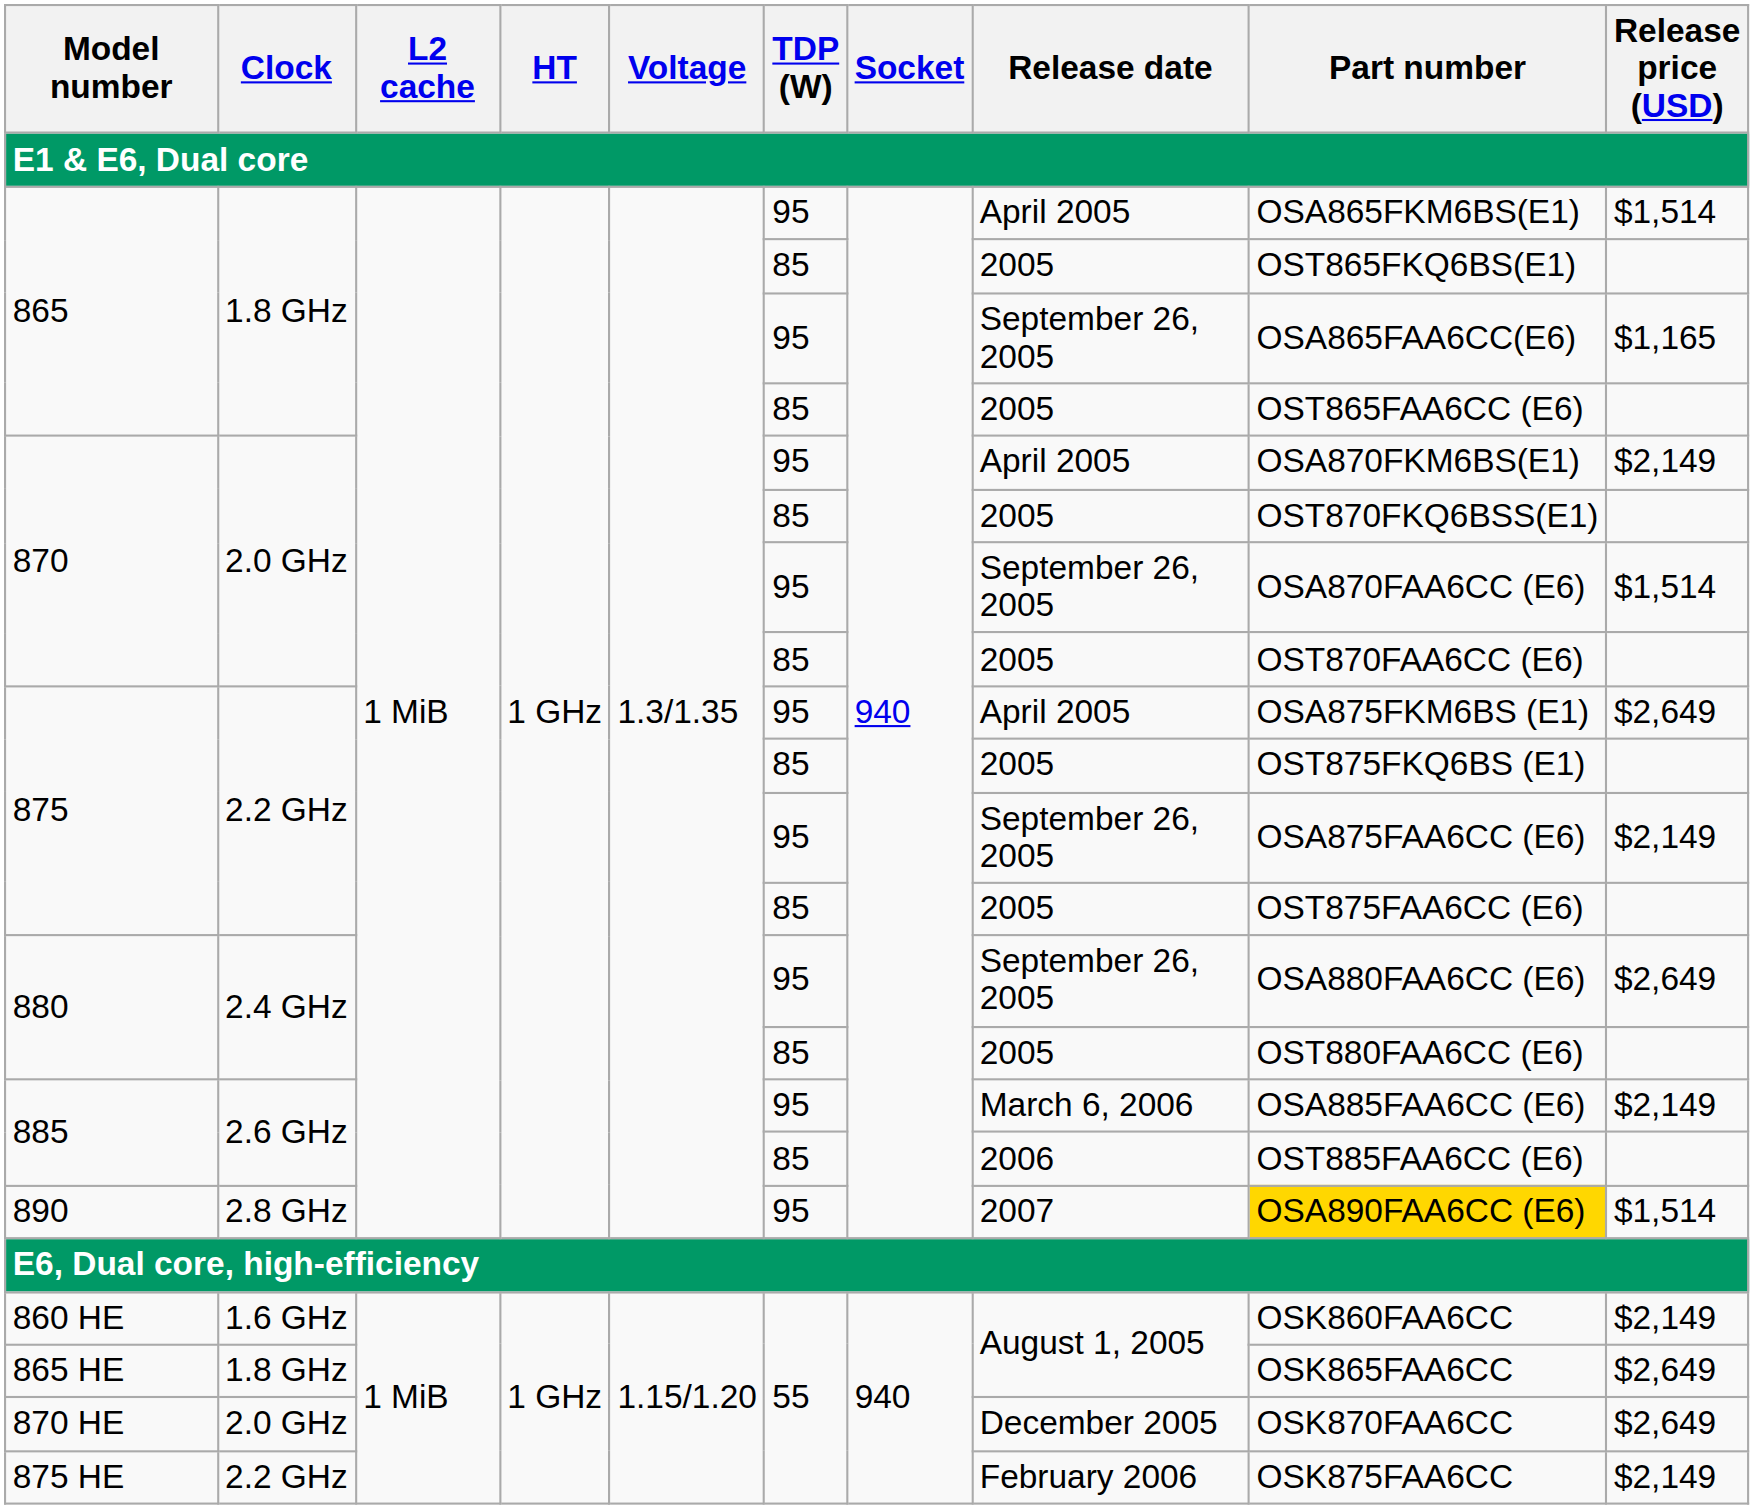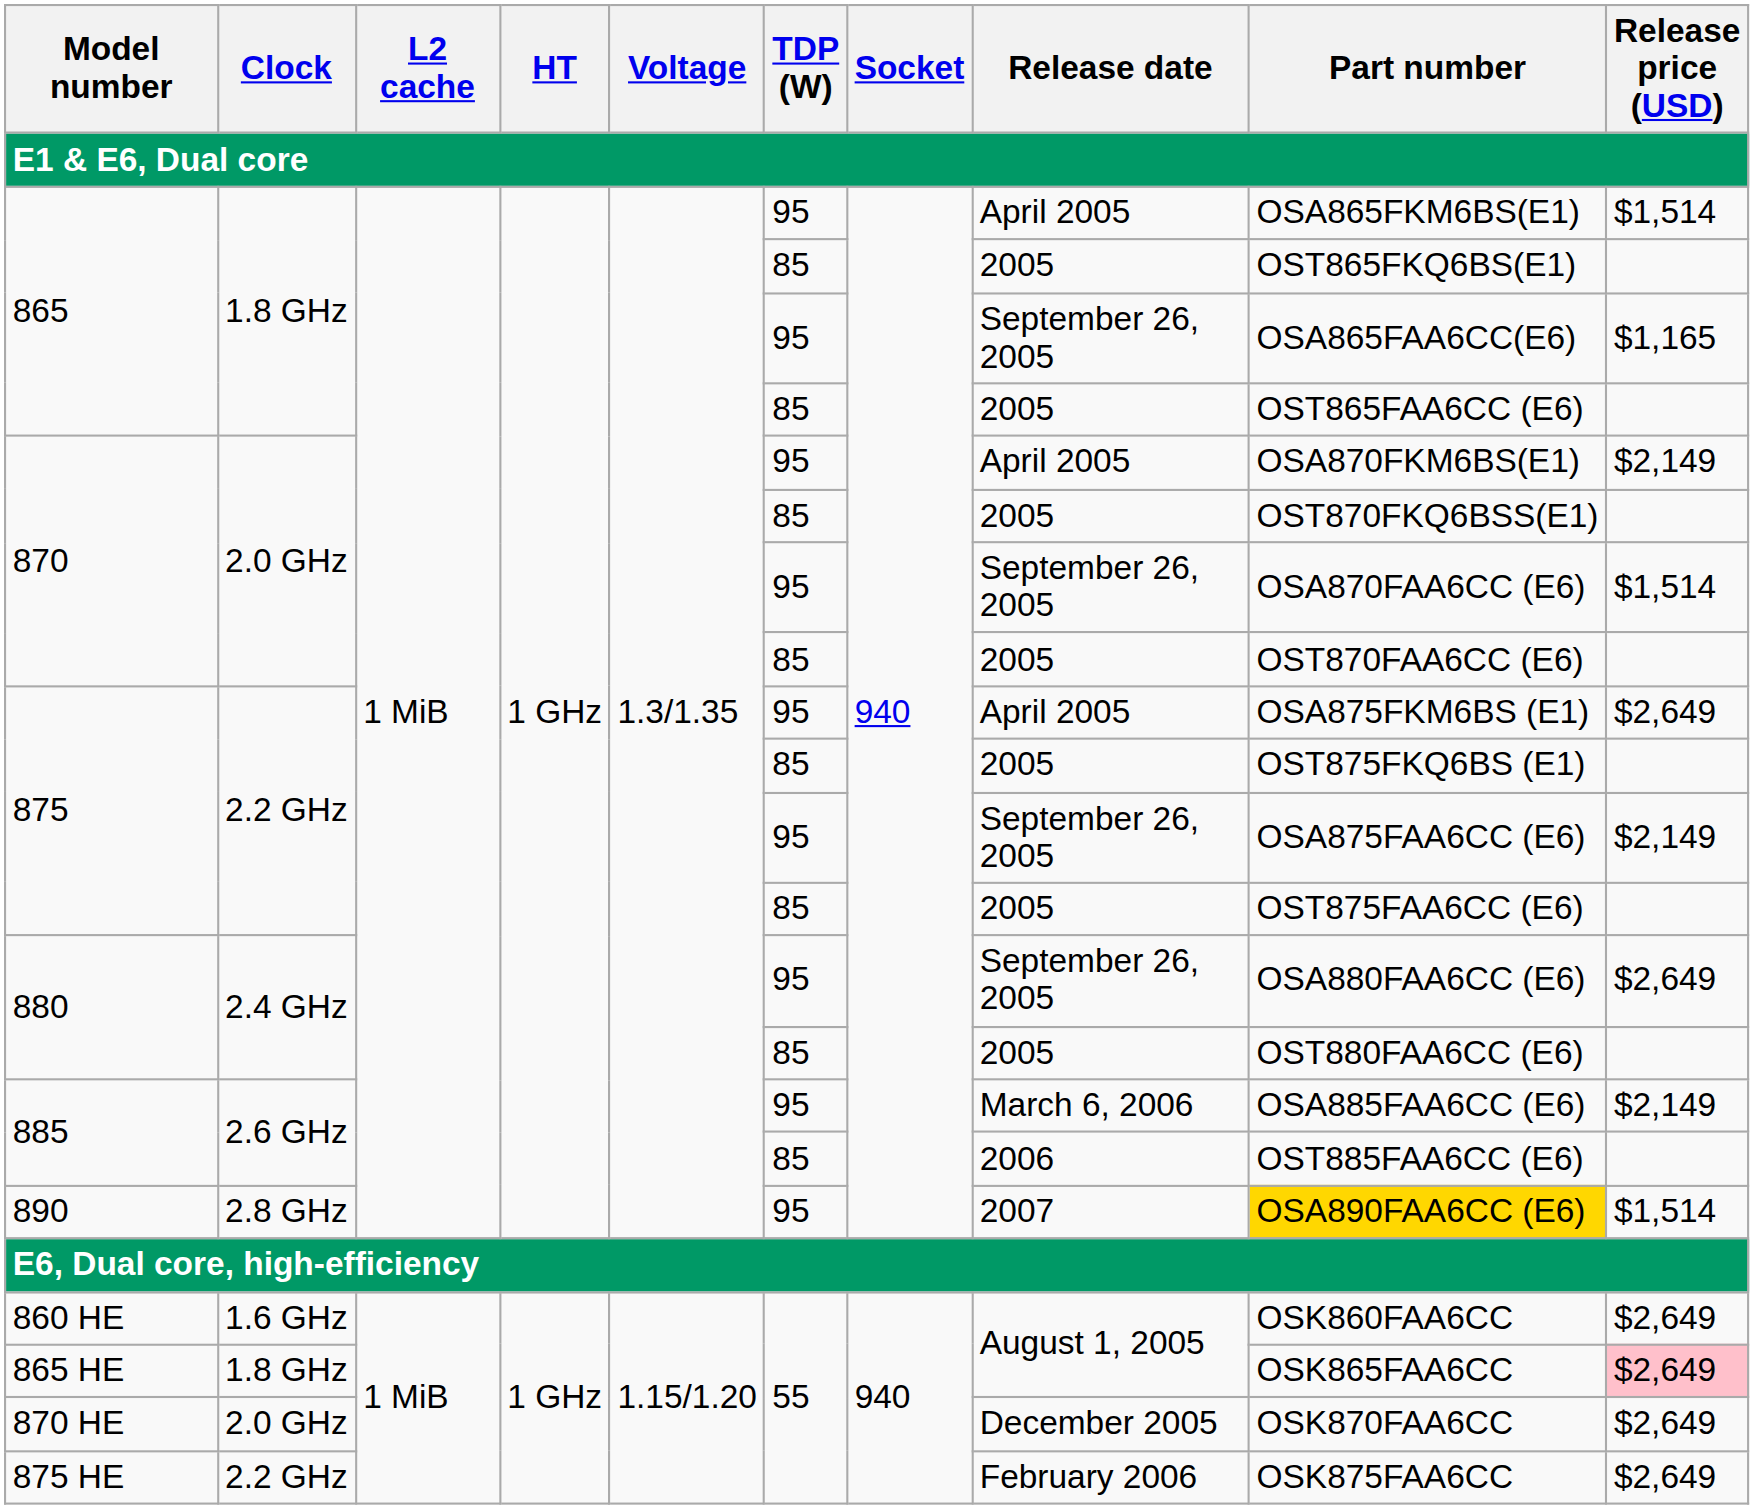(1665, 1317) $2,149 -> (1665, 1317) $2,649
(1665, 1370) no background -> (1665, 1370) pink background
(1665, 1476) $2,149 -> (1665, 1476) $2,649
